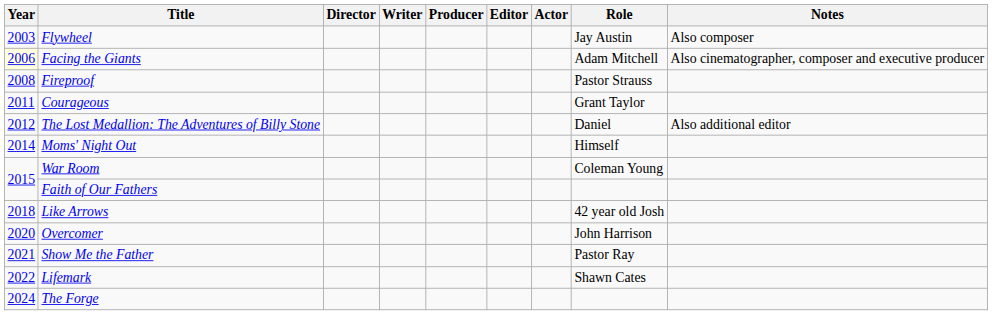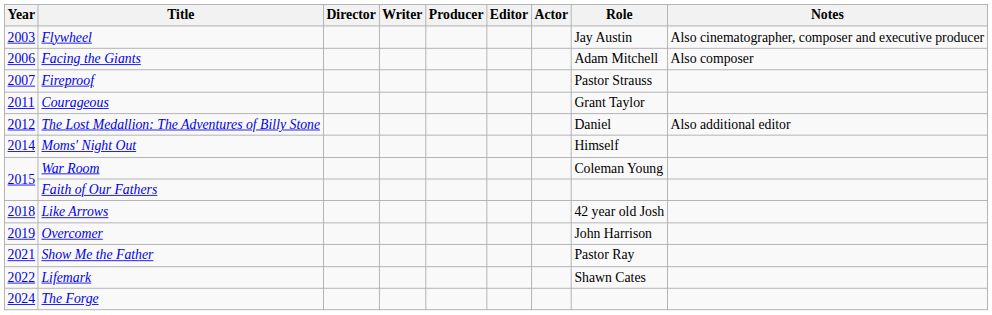(712, 37) Also composer -> (827, 37) Also cinematographer, composer and executive producer
(21, 59) lightyellow background -> (21, 59) no background
(827, 59) Also cinematographer, composer and executive producer -> (712, 59) Also composer
(21, 80) 2008 -> (21, 80) 2007
(21, 233) 2020 -> (21, 233) 2019
